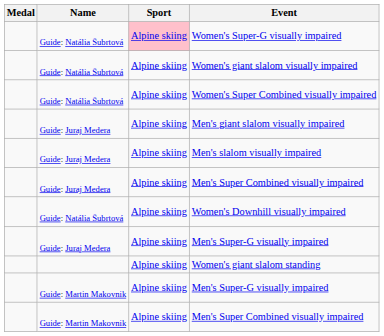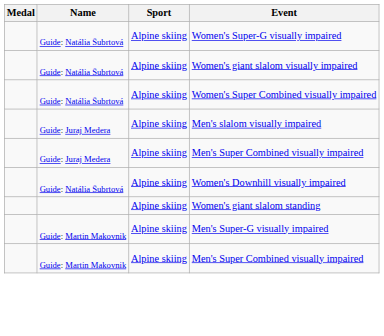(159, 36) pink background -> (159, 36) no background
- row: (75, 131)
- row: (75, 248)
